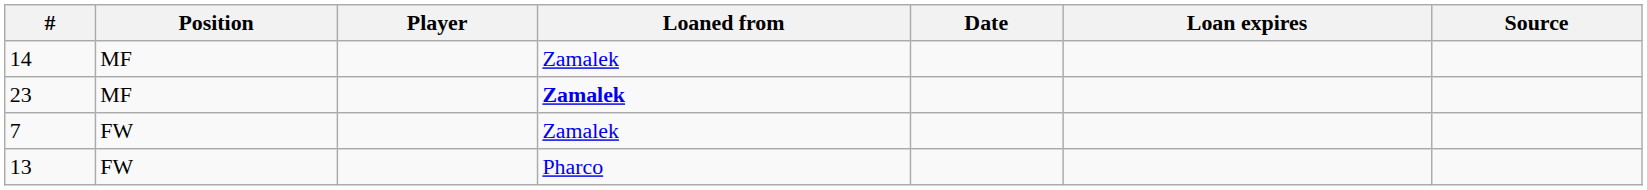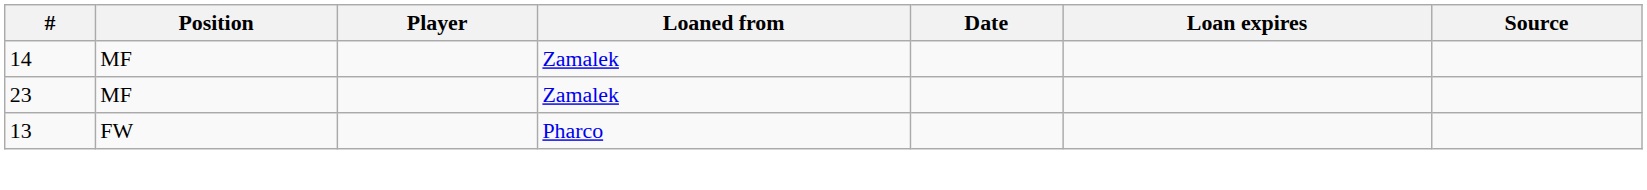(584, 94) bold -> (581, 94) normal
- row: (15, 131)
